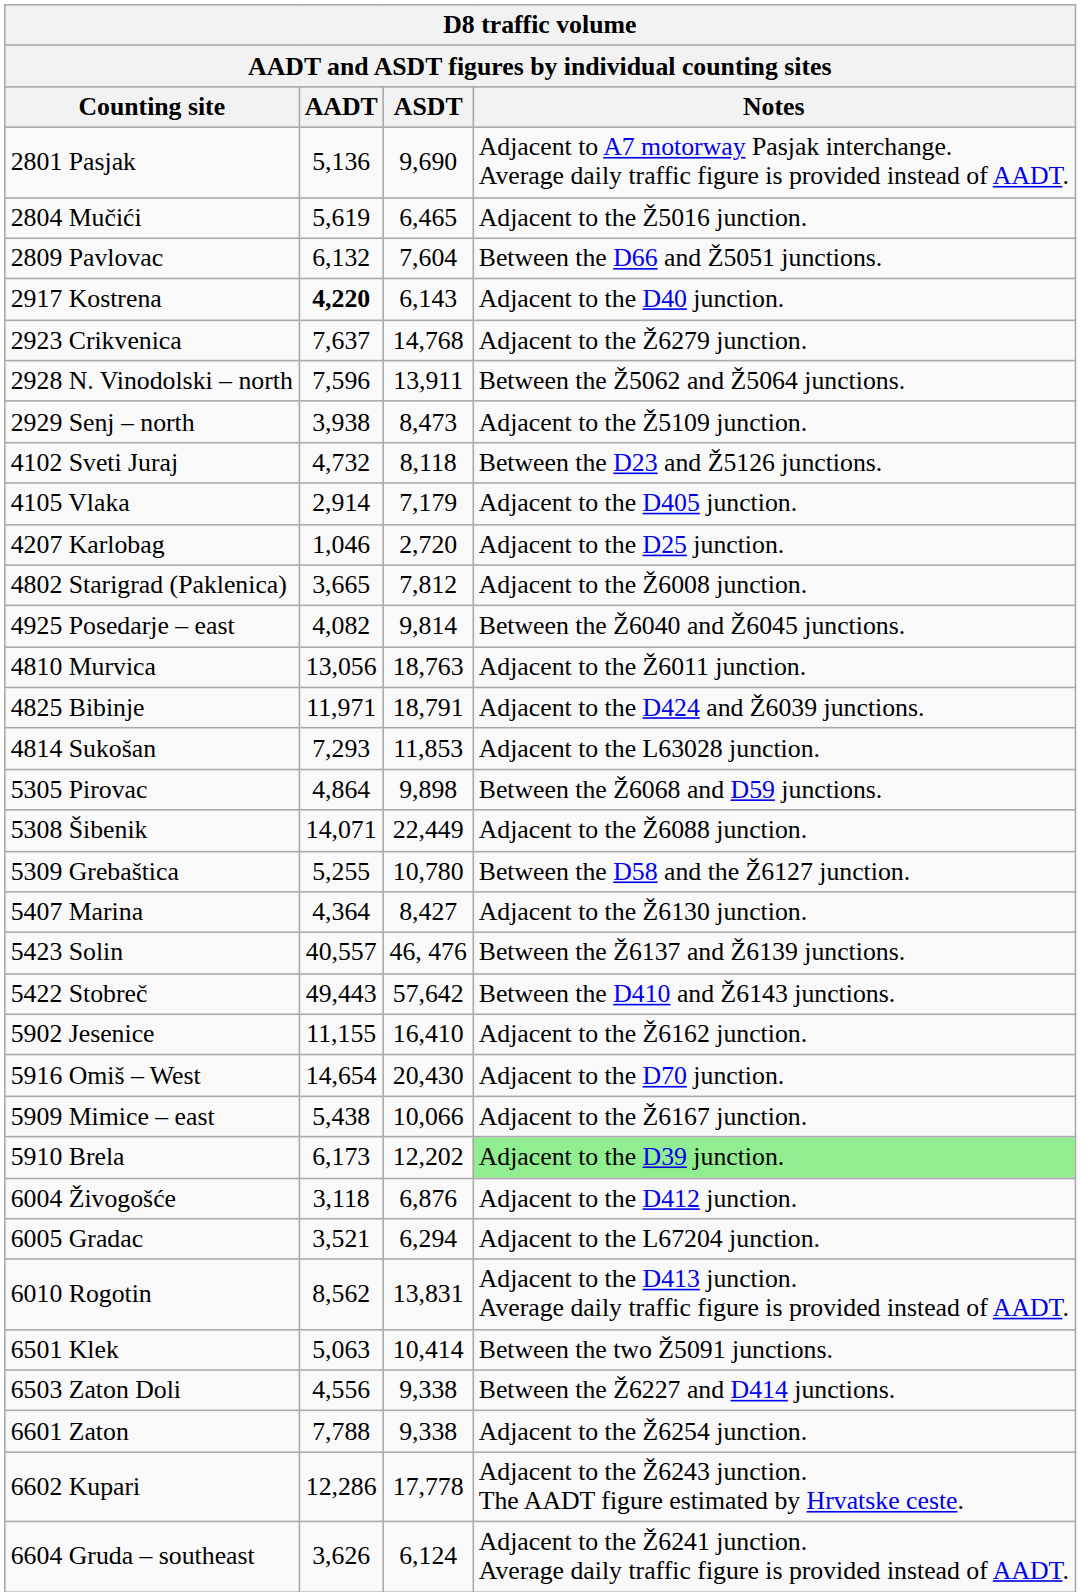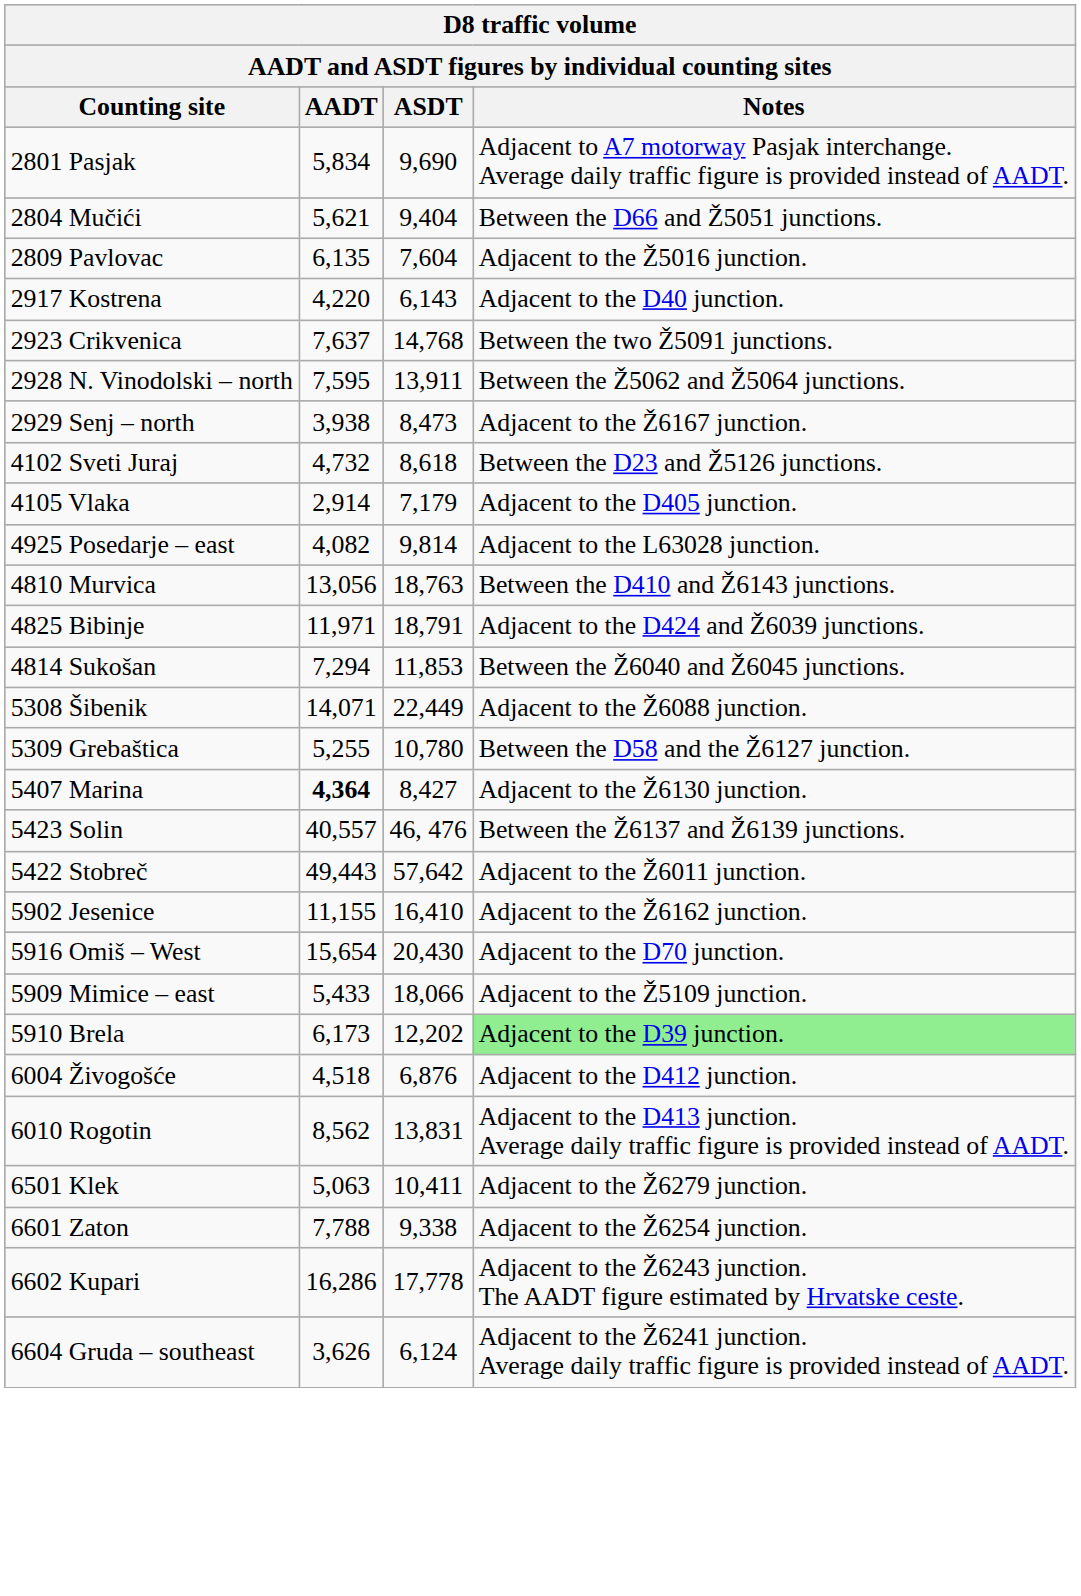(341, 161) 5,136 -> (341, 161) 5,834
(341, 217) 5,619 -> (341, 217) 5,621
(428, 217) 6,465 -> (428, 217) 9,404
(643, 217) Adjacent to the Ž5016 junction. -> (680, 217) Between the D66 and Ž5051 junctions.
(341, 258) 6,132 -> (341, 258) 6,135
(680, 258) Between the D66 and Ž5051 junctions. -> (643, 258) Adjacent to the Ž5016 junction.
(341, 299) bold -> (341, 299) normal
(643, 339) Adjacent to the Ž6279 junction. -> (656, 339) Between the two Ž5091 junctions.
(341, 380) 7,596 -> (341, 380) 7,595
(643, 421) Adjacent to the Ž5109 junction. -> (643, 421) Adjacent to the Ž6167 junction.
(428, 462) 8,118 -> (428, 462) 8,618
- row: (88, 544)
- row: (149, 585)
(692, 625) Between the Ž6040 and Ž6045 junctions. -> (649, 544) Adjacent to the L63028 junction.
(642, 666) Adjacent to the Ž6011 junction. -> (687, 585) Between the D410 and Ž6143 junctions.
(341, 748) 7,293 -> (341, 666) 7,294
(649, 748) Adjacent to the L63028 junction. -> (692, 666) Between the Ž6040 and Ž6045 junctions.
- row: (79, 789)
(341, 911) normal -> (341, 789) bold
(687, 993) Between the D410 and Ž6143 junctions. -> (642, 870) Adjacent to the Ž6011 junction.
(341, 1075) 14,654 -> (341, 952) 15,654
(341, 1116) 5,438 -> (341, 993) 5,433
(428, 1116) 10,066 -> (428, 993) 18,066
(643, 1116) Adjacent to the Ž6167 junction. -> (643, 993) Adjacent to the Ž5109 junction.
(341, 1197) 3,118 -> (341, 1075) 4,518
- row: (77, 1238)
(428, 1349) 10,414 -> (428, 1185) 10,411
(656, 1349) Between the two Ž5091 junctions. -> (643, 1185) Adjacent to the Ž6279 junction.
- row: (96, 1390)
(341, 1486) 12,286 -> (341, 1282) 16,286
